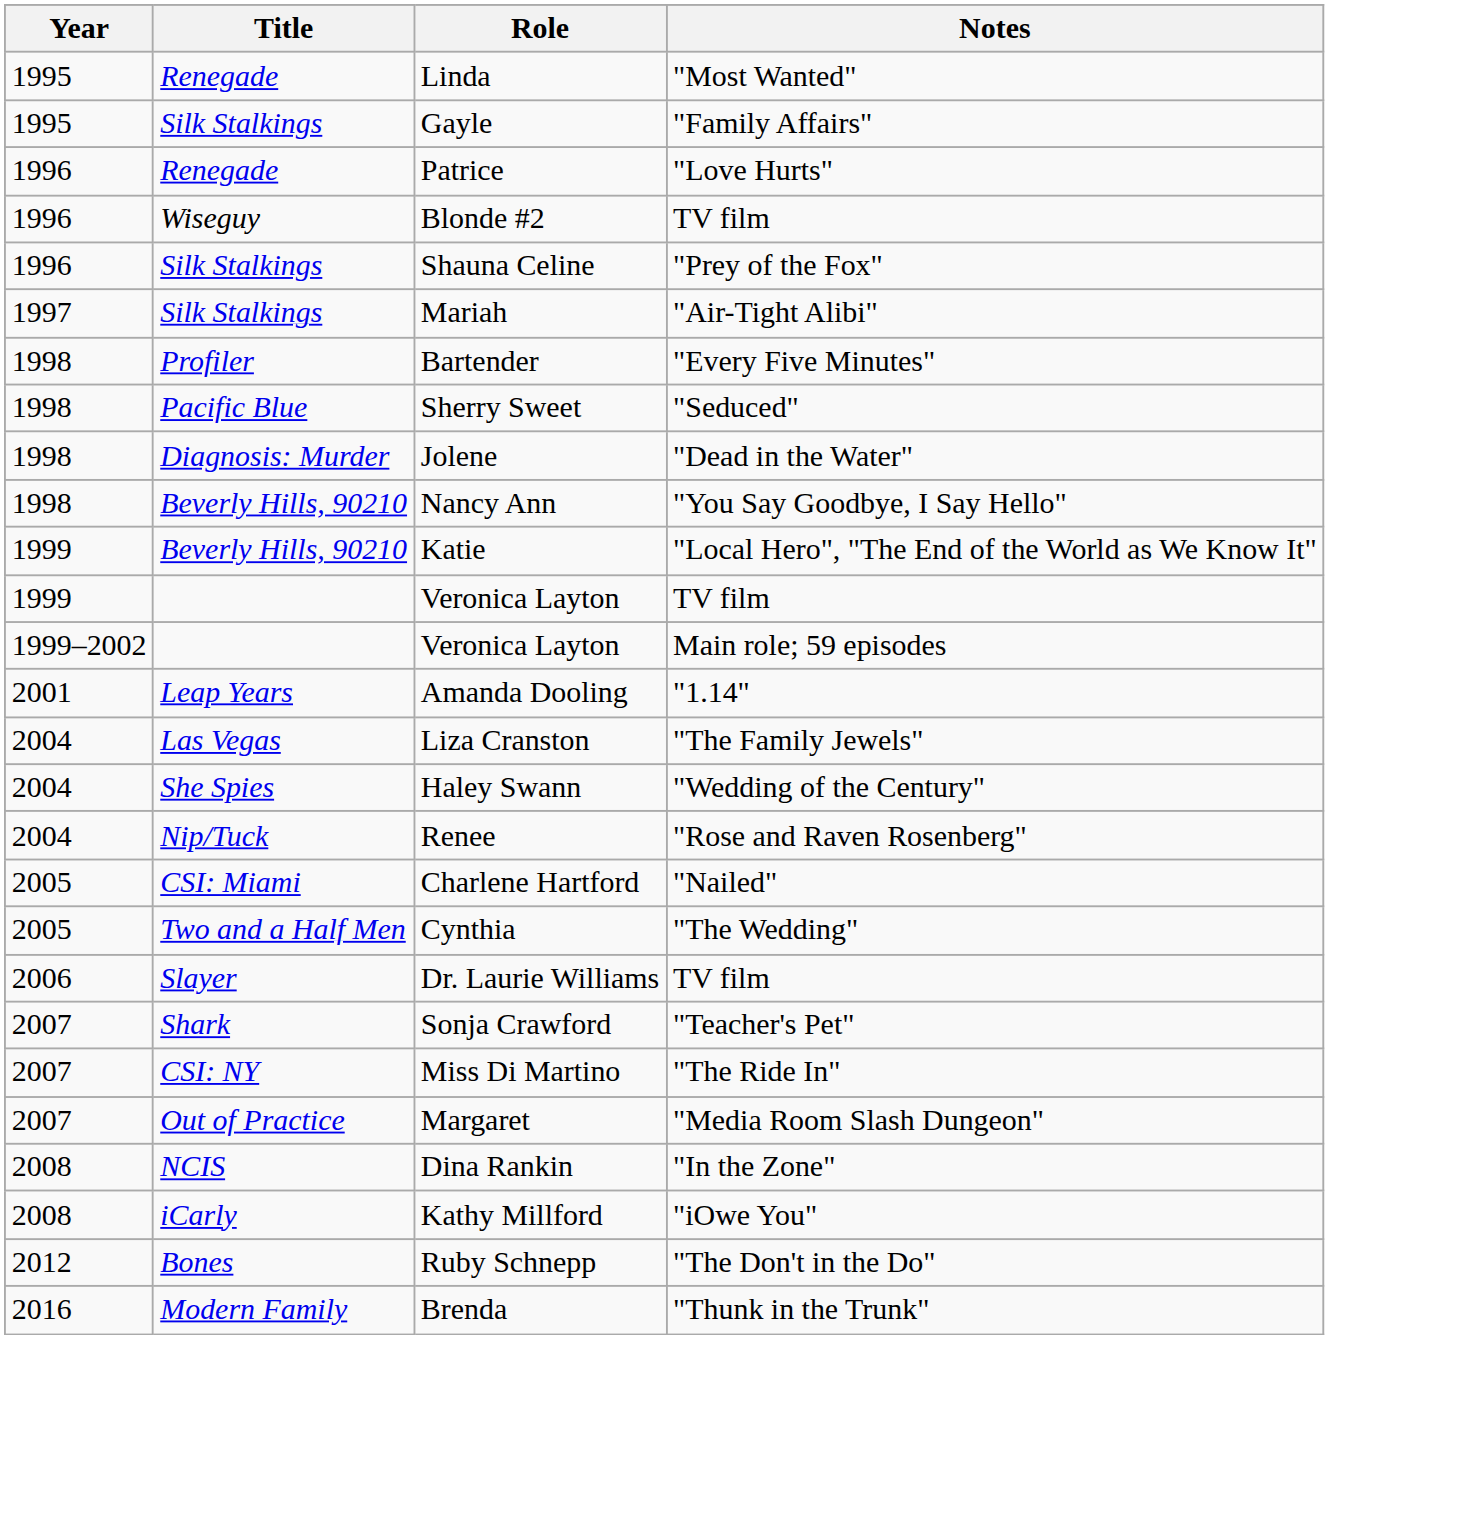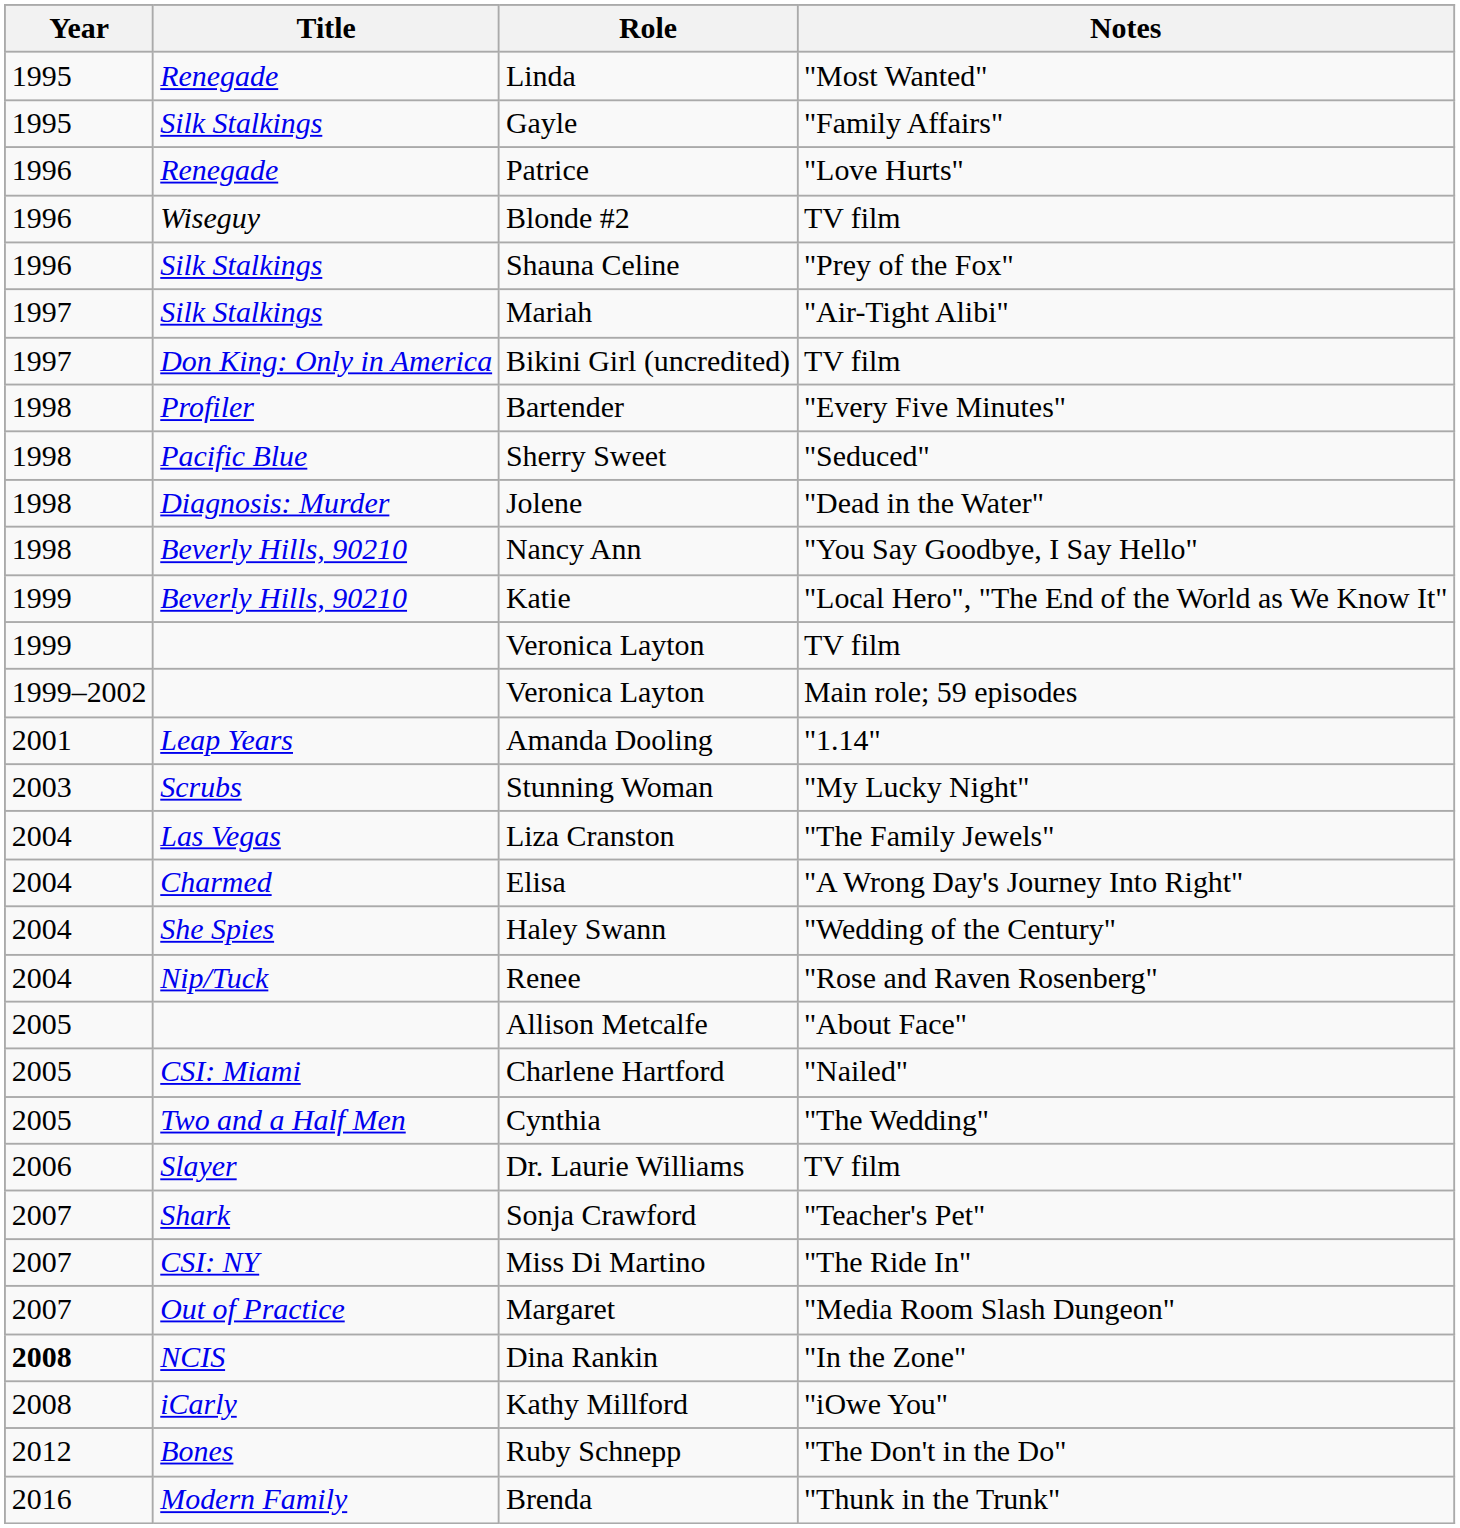+ row: (648, 360)
+ row: (610, 787)
+ row: (536, 882)
+ row: (607, 1024)
(42, 1167) normal -> (42, 1356) bold
